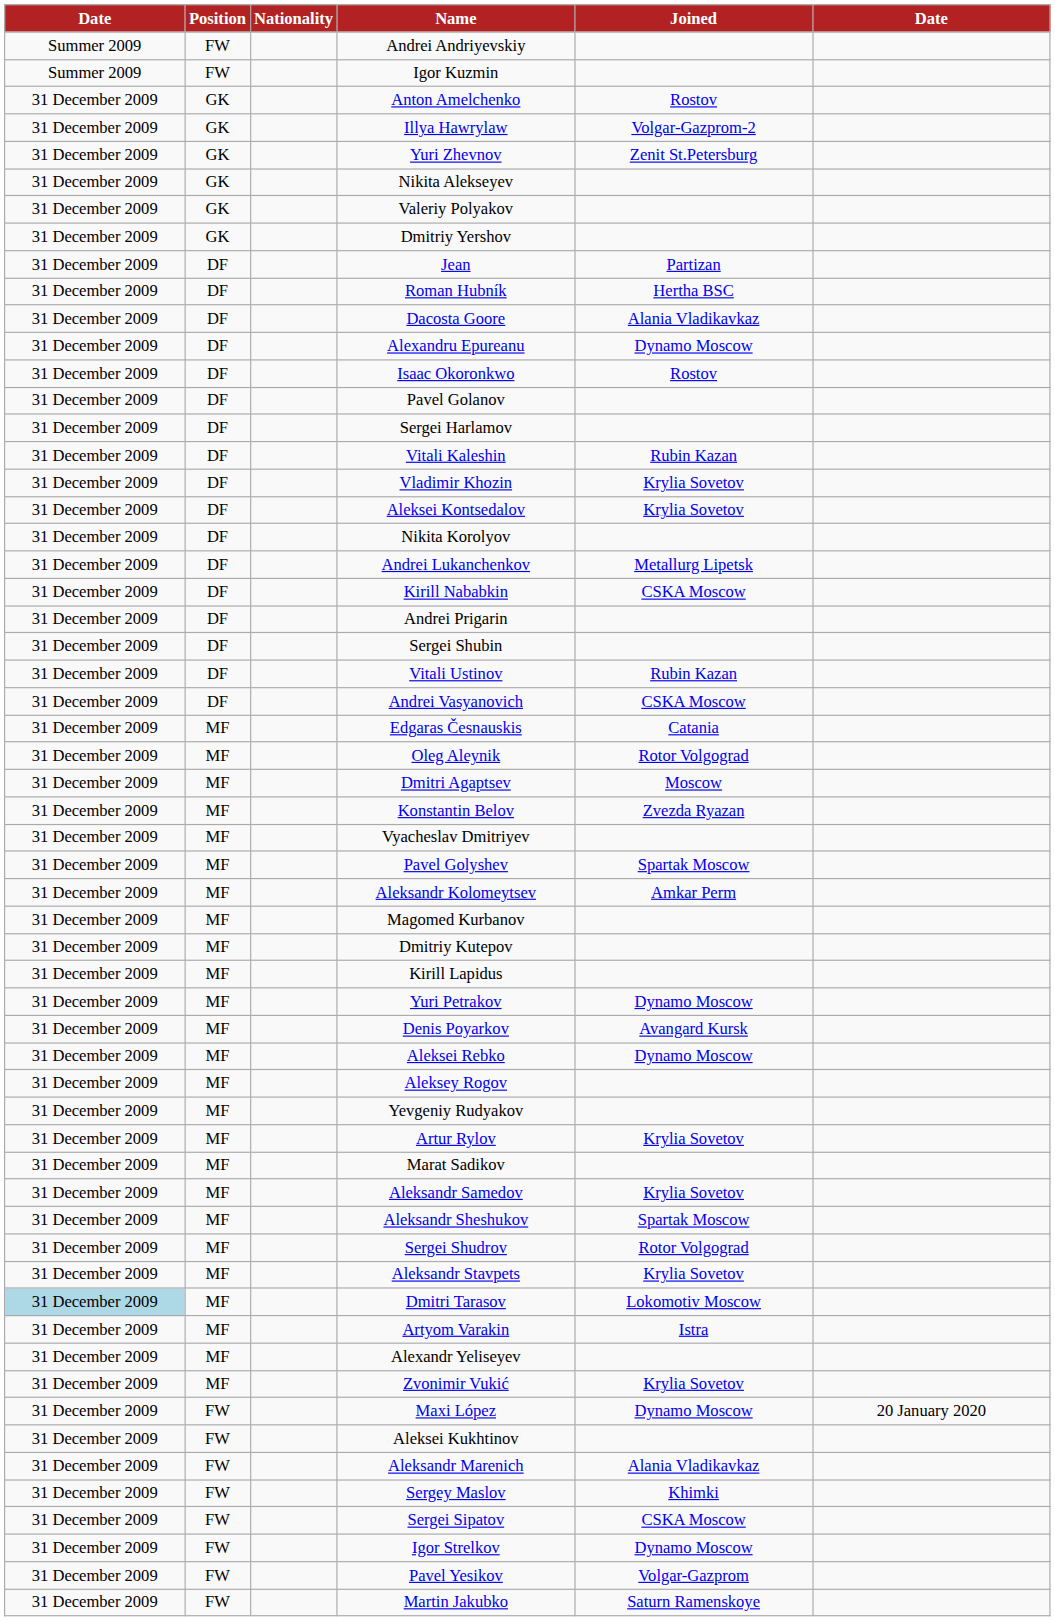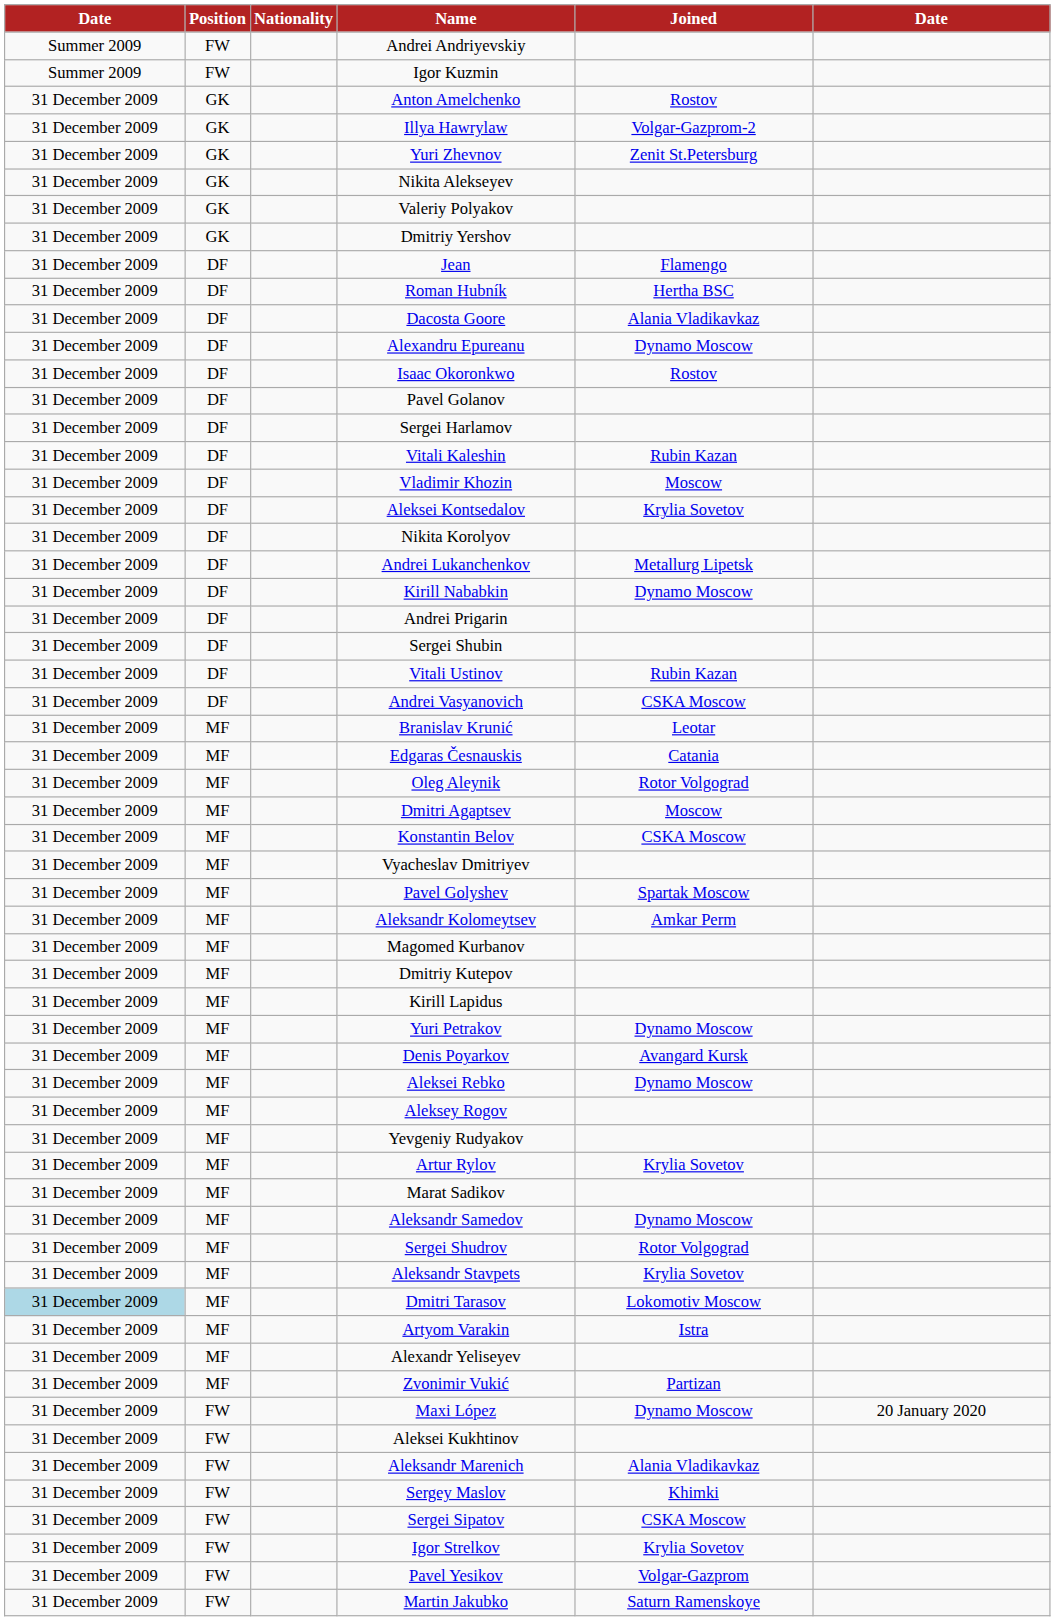(694, 264) Partizan -> (694, 264) Flamengo
(694, 482) Krylia Sovetov -> (694, 482) Moscow
(694, 592) CSKA Moscow -> (694, 592) Dynamo Moscow
+ row: (456, 728)
(694, 810) Zvezda Ryazan -> (694, 837) CSKA Moscow
(694, 1192) Krylia Sovetov -> (694, 1220) Dynamo Moscow
- row: (456, 1220)
(694, 1384) Krylia Sovetov -> (694, 1384) Partizan
(694, 1548) Dynamo Moscow -> (694, 1548) Krylia Sovetov
